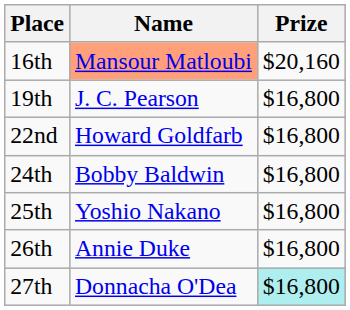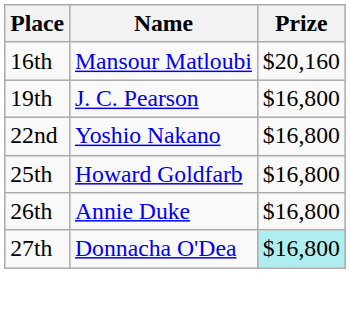(163, 60) lightsalmon background -> (163, 60) no background
(159, 135) Howard Goldfarb -> (148, 135) Yoshio Nakano
- row: (31, 173)
(148, 211) Yoshio Nakano -> (159, 173) Howard Goldfarb
